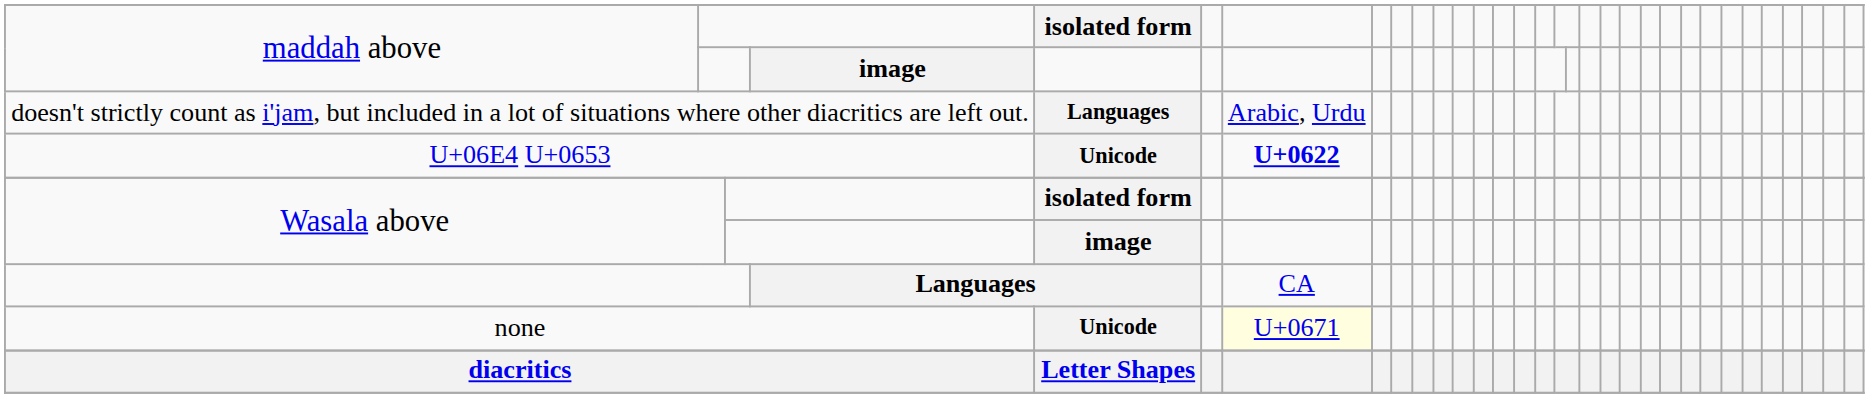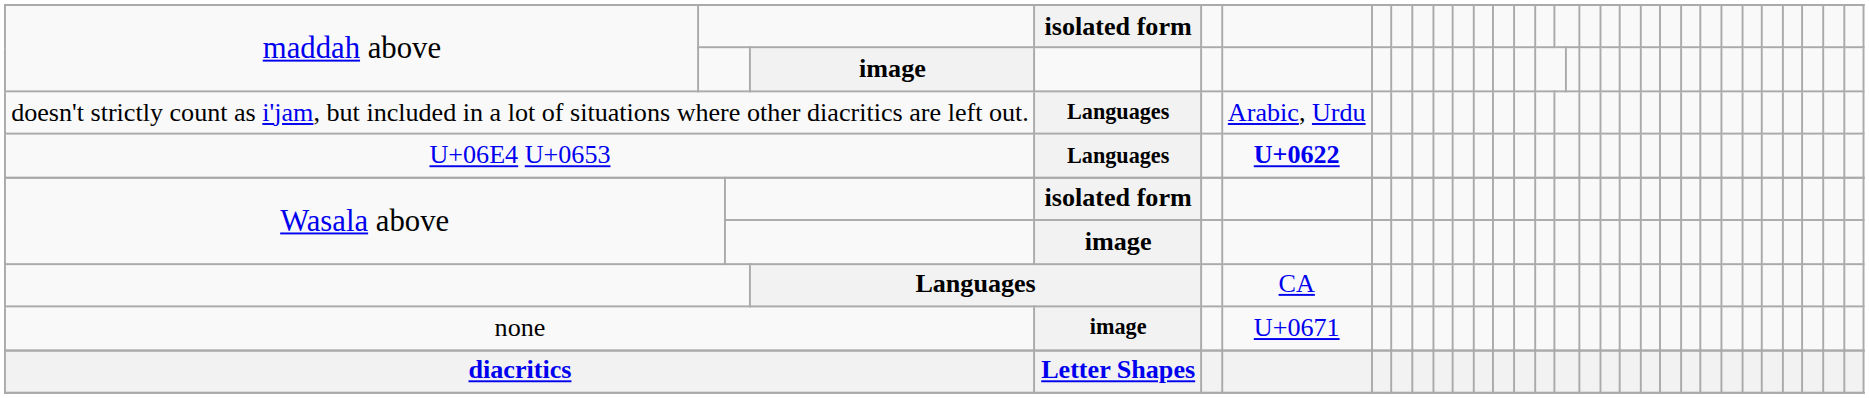(1118, 156) Unicode -> (1118, 156) Languages
(1118, 328) Unicode -> (1118, 328) image
(1297, 327) lightyellow background -> (1297, 327) no background
